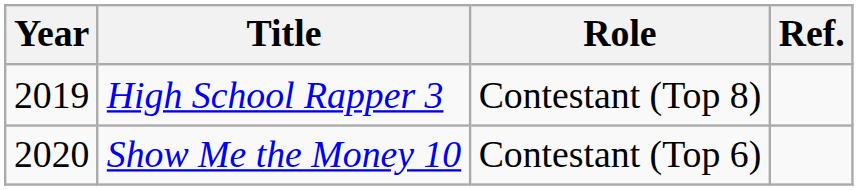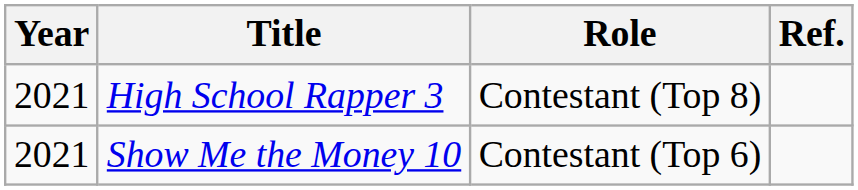(52, 94) 2019 -> (52, 94) 2021
(52, 154) 2020 -> (52, 154) 2021
